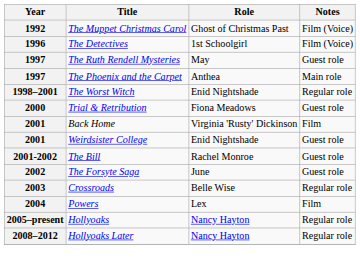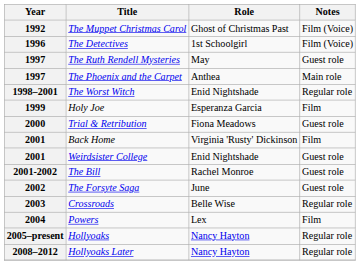+ row: (86, 108)
